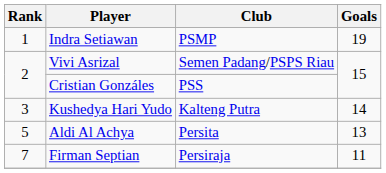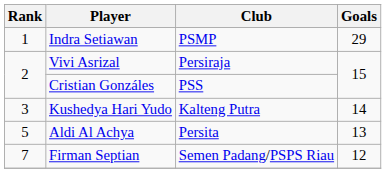(359, 39) 19 -> (359, 39) 29
(256, 62) Semen Padang/PSPS Riau -> (204, 62) Persiraja
(204, 156) Persiraja -> (256, 156) Semen Padang/PSPS Riau
(359, 156) 11 -> (359, 156) 12
